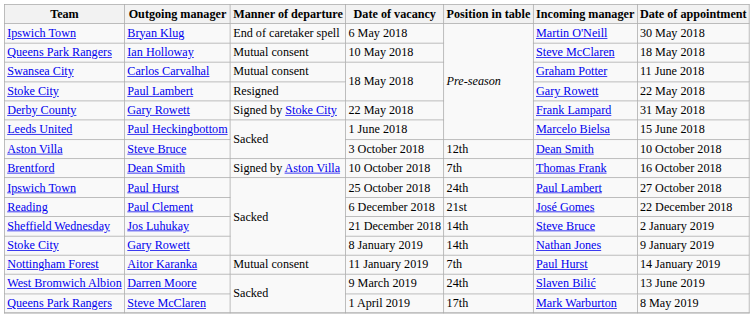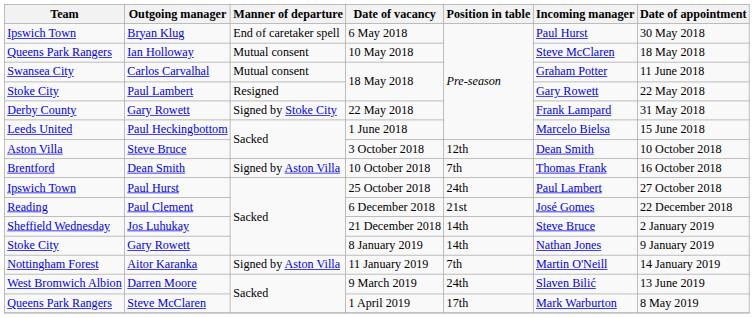(572, 33) Martin O'Neill -> (562, 33) Paul Hurst
(271, 264) Mutual consent -> (287, 264) Signed by Aston Villa
(562, 264) Paul Hurst -> (572, 264) Martin O'Neill
